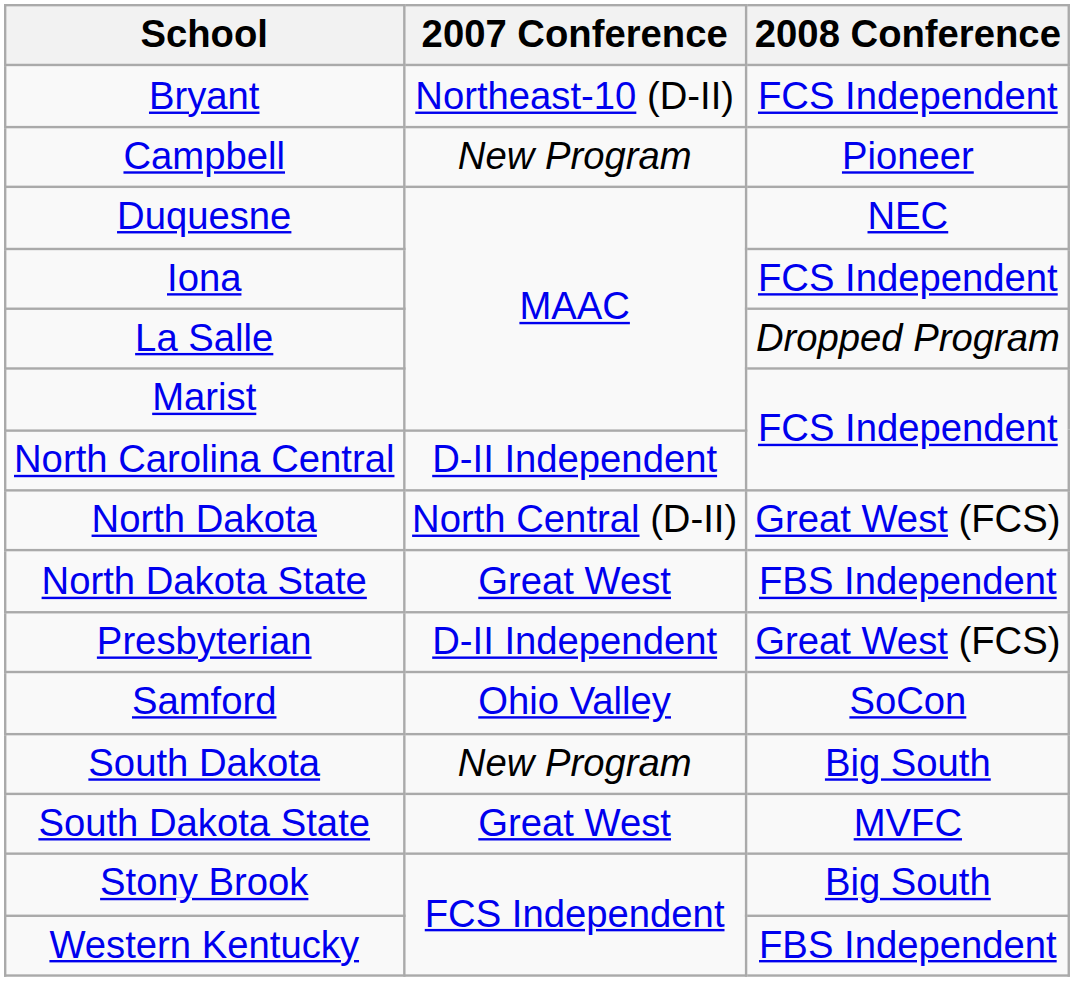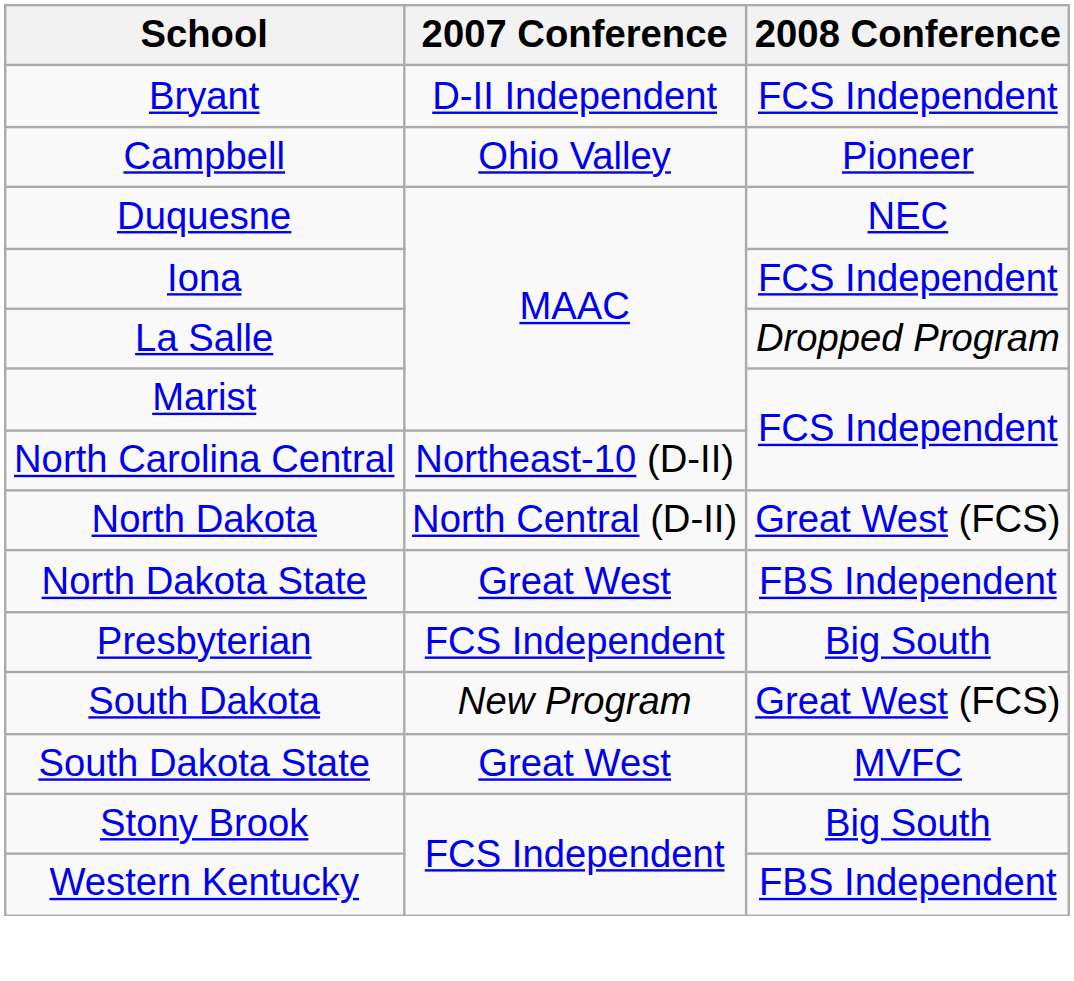(575, 95) Northeast-10 (D-II) -> (575, 95) D-II Independent
(575, 156) New Program -> (575, 156) Ohio Valley
(575, 459) D-II Independent -> (575, 459) Northeast-10 (D-II)
(575, 641) D-II Independent -> (575, 641) FCS Independent
(908, 641) Great West (FCS) -> (908, 641) Big South
- row: (204, 701)
(908, 762) Big South -> (908, 701) Great West (FCS)
